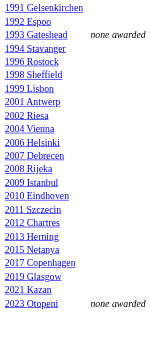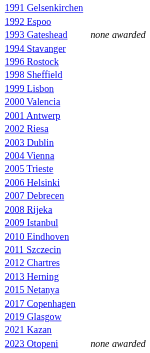+ row: (33, 102)
+ row: (29, 142)
+ row: (29, 169)
